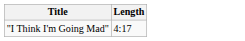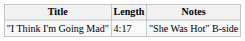+ column: (194, 12)
